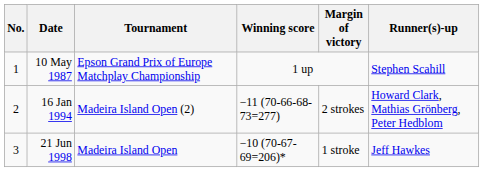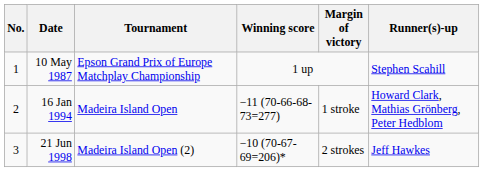(136, 109) Madeira Island Open (2) -> (127, 109) Madeira Island Open
(343, 109) 2 strokes -> (341, 109) 1 stroke
(127, 150) Madeira Island Open -> (136, 150) Madeira Island Open (2)
(341, 150) 1 stroke -> (343, 150) 2 strokes
